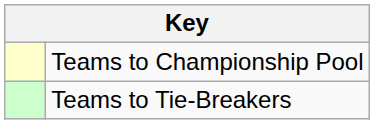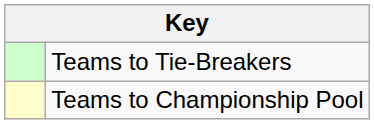rows swapped: (207, 61) <-> (171, 99)
